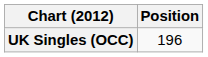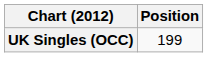(170, 39) 196 -> (170, 39) 199
